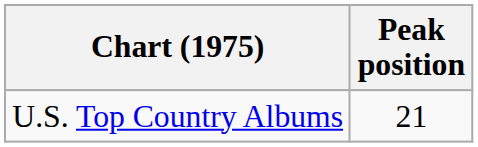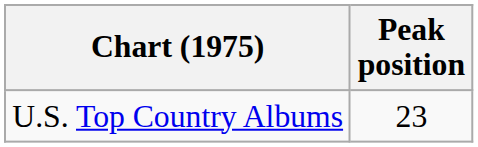(411, 115) 21 -> (411, 115) 23
